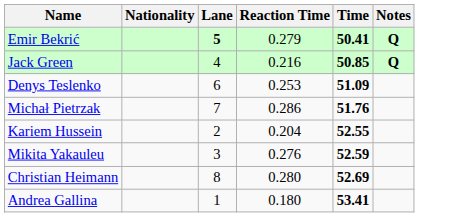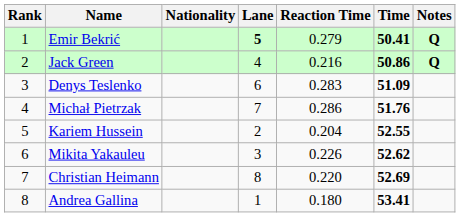+ column: (25, 16)
(353, 62) 50.85 -> (394, 62) 50.86
(285, 85) 0.253 -> (325, 85) 0.283
(285, 154) 0.276 -> (325, 154) 0.226
(353, 154) 52.59 -> (394, 154) 52.62
(285, 177) 0.280 -> (325, 177) 0.220
